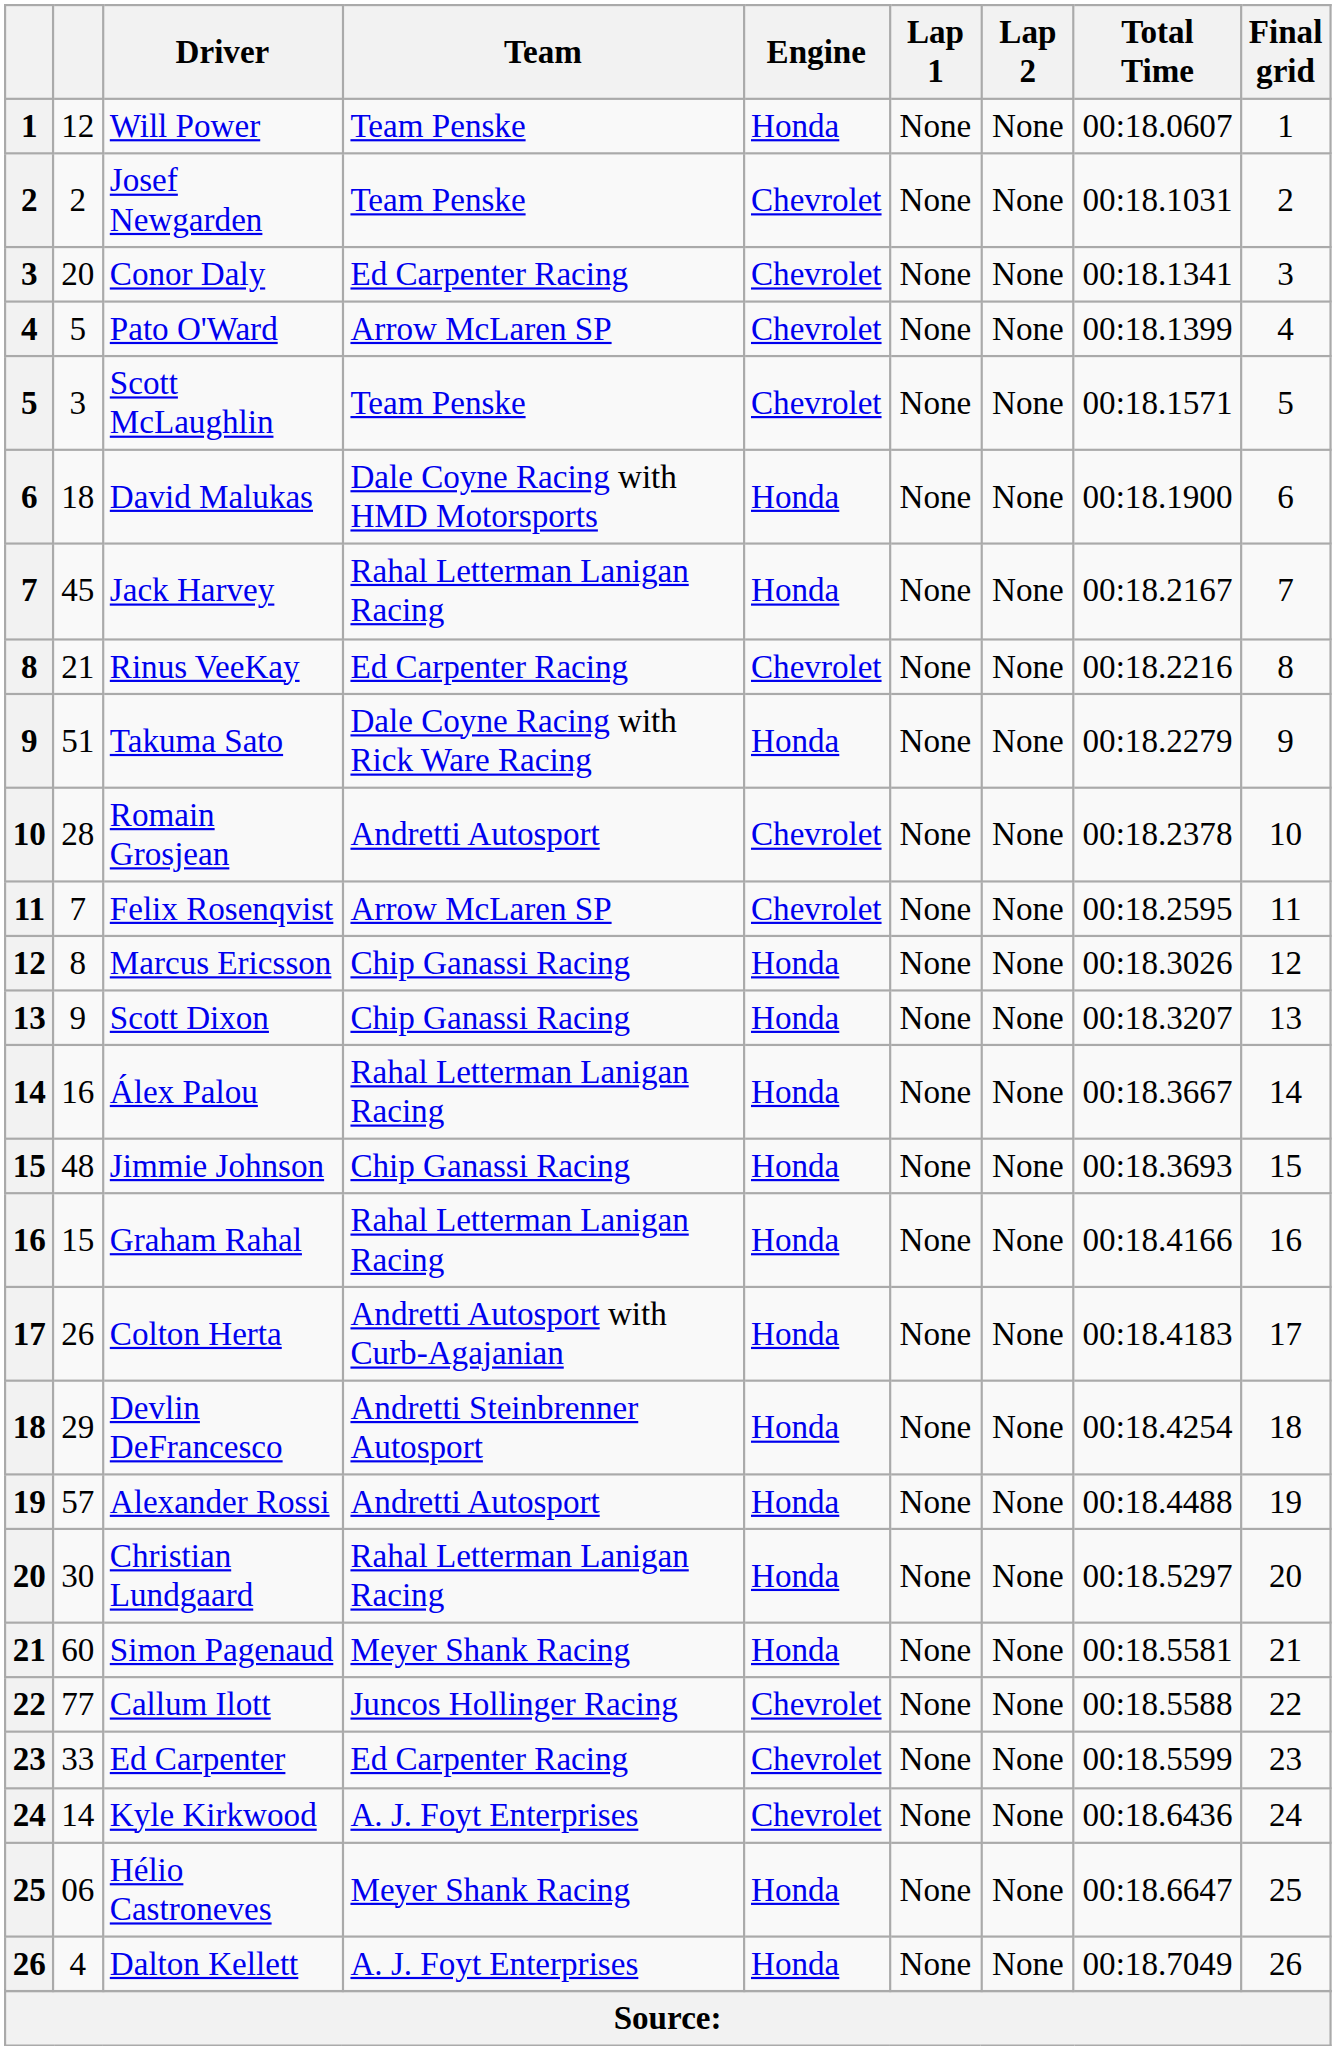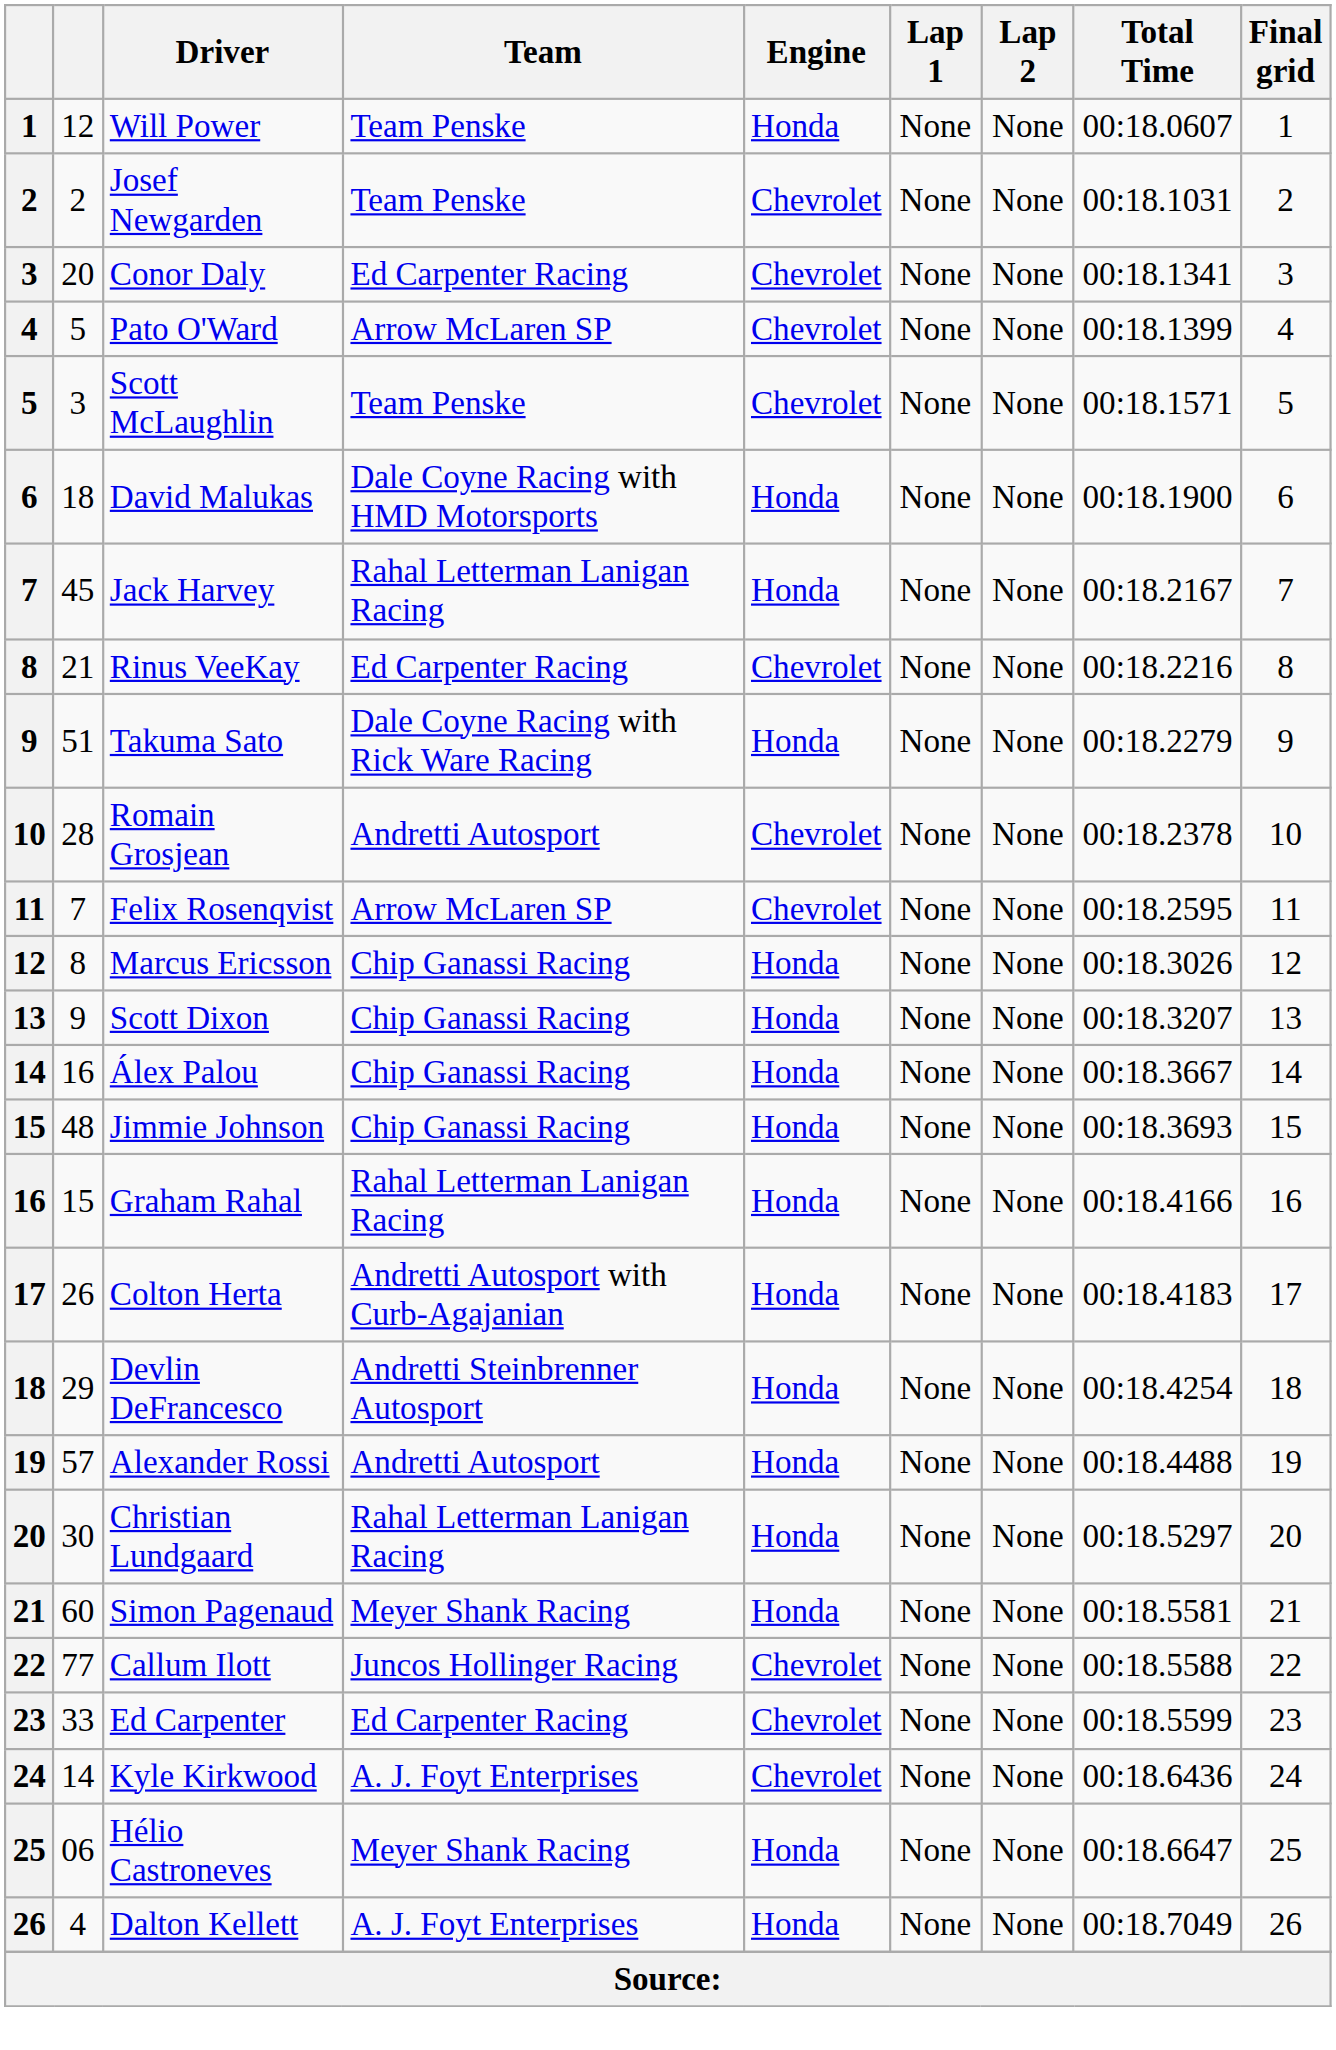(520, 1091) Rahal Letterman Lanigan Racing -> (490, 1071) Chip Ganassi Racing
